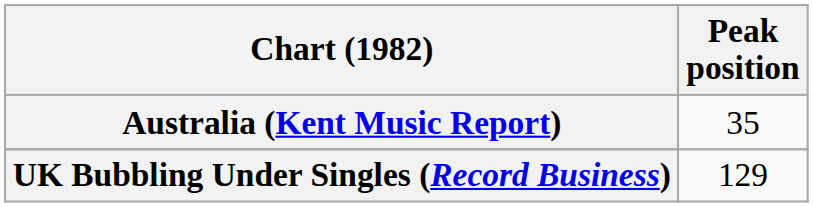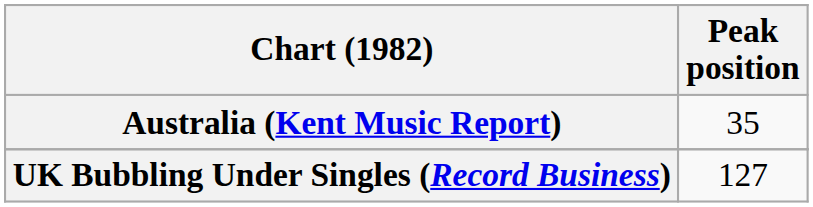(743, 174) 129 -> (743, 174) 127
